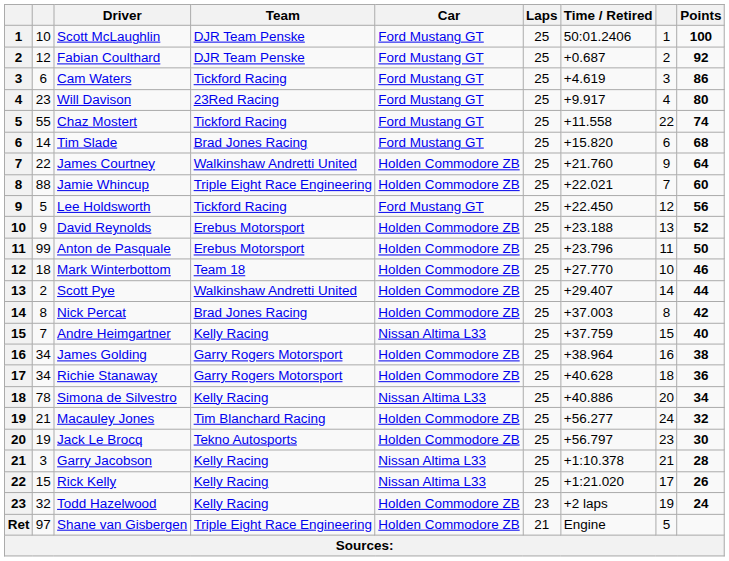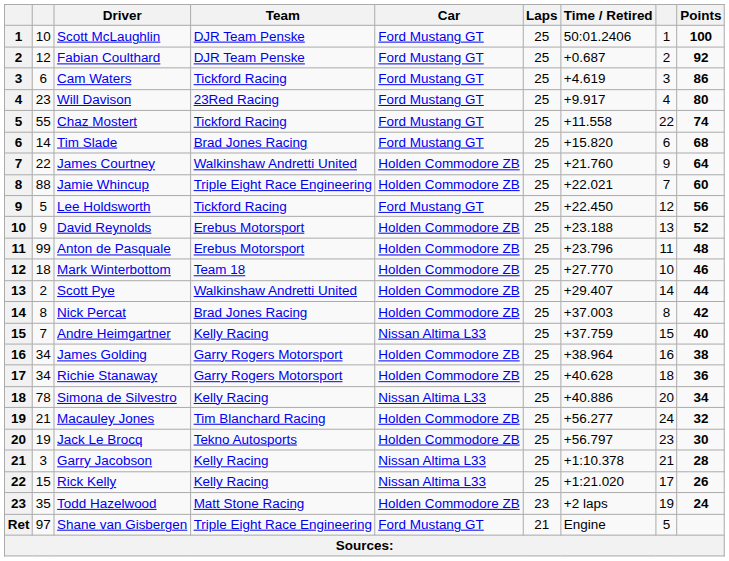(701, 248) 50 -> (701, 248) 48
(43, 503) 32 -> (43, 503) 35
(231, 503) Kelly Racing -> (249, 503) Matt Stone Racing
(449, 524) Holden Commodore ZB -> (431, 524) Ford Mustang GT
